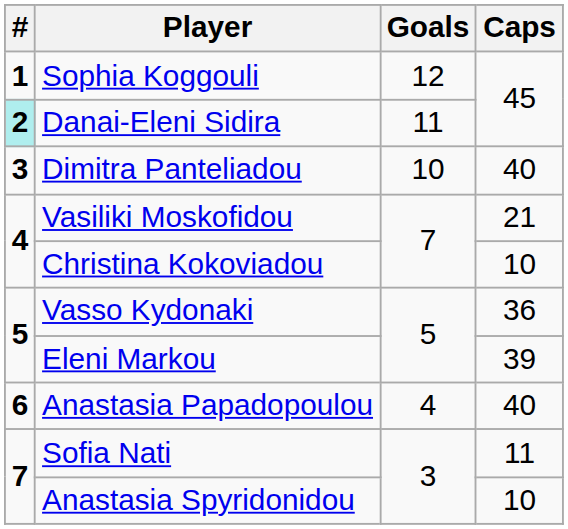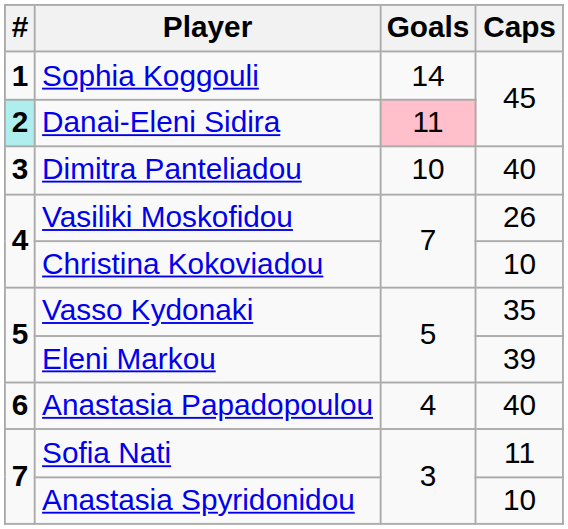(428, 75) 12 -> (428, 75) 14
(428, 122) no background -> (428, 122) pink background
(520, 216) 21 -> (520, 216) 26
(520, 311) 36 -> (520, 311) 35
